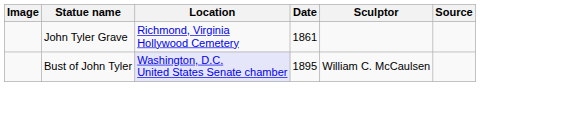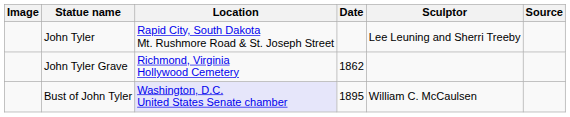+ row: (69, 36)
(305, 36) 1861 -> (351, 66) 1862
